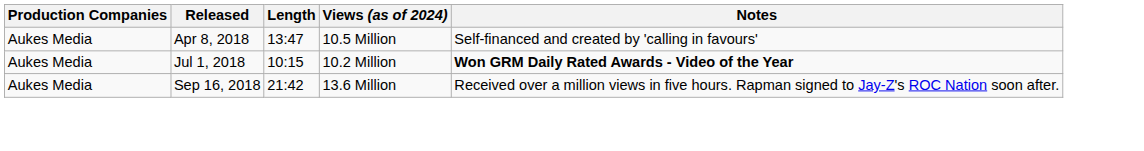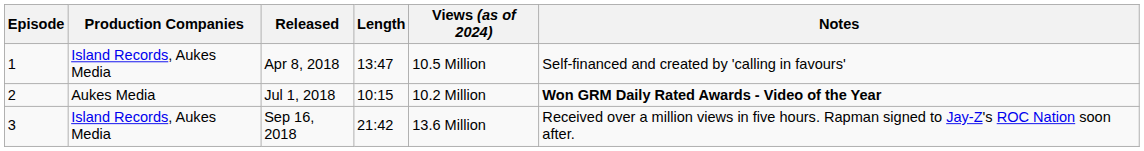+ column: (36, 24)
(50, 39) Aukes Media -> (144, 63) Island Records, Aukes Media
(50, 85) Aukes Media -> (144, 126) Island Records, Aukes Media
